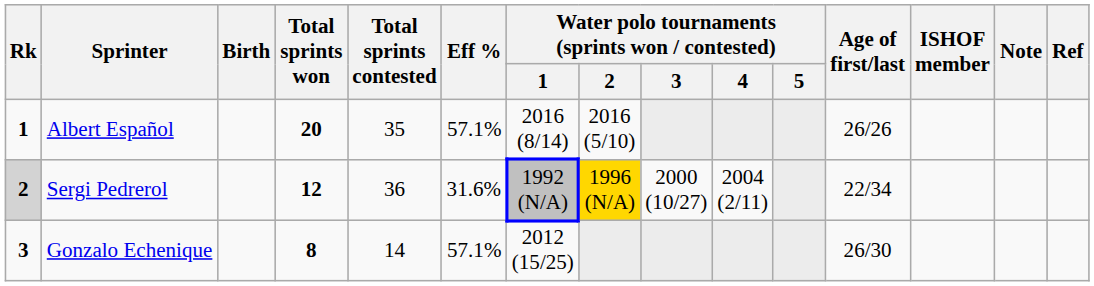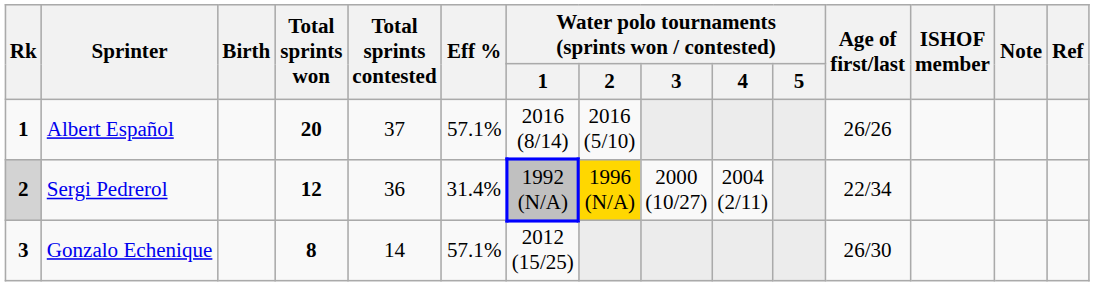(395, 128) 35 -> (395, 128) 37
(474, 189) 31.6% -> (474, 189) 31.4%
